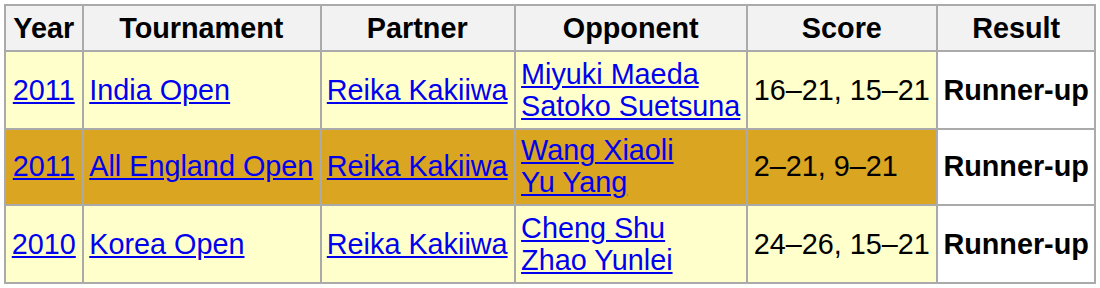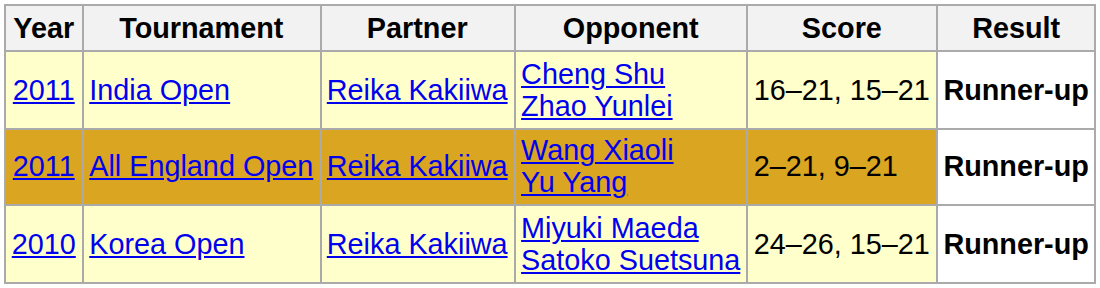(631, 90) Miyuki Maeda Satoko Suetsuna -> (597, 90) Cheng Shu Zhao Yunlei
(597, 245) Cheng Shu Zhao Yunlei -> (631, 245) Miyuki Maeda Satoko Suetsuna
